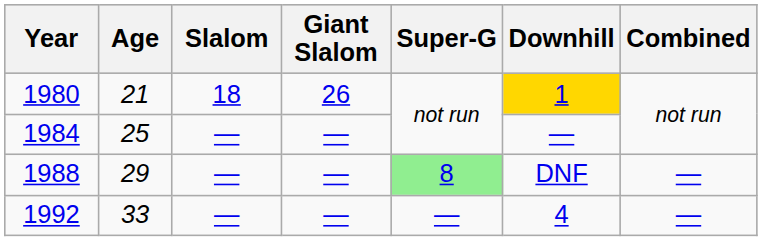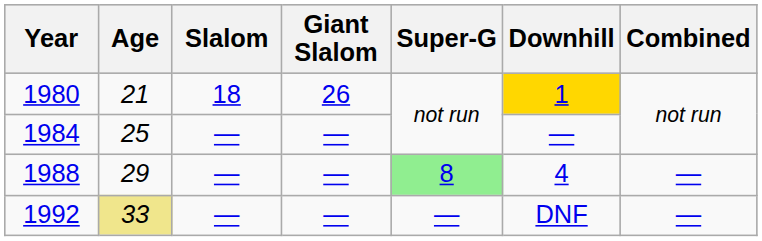(562, 174) DNF -> (562, 174) 4
(135, 214) no background -> (135, 214) khaki background
(562, 214) 4 -> (562, 214) DNF
